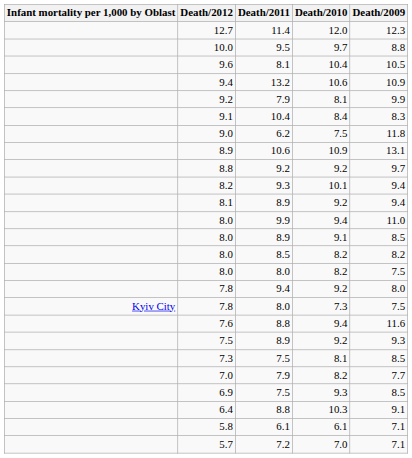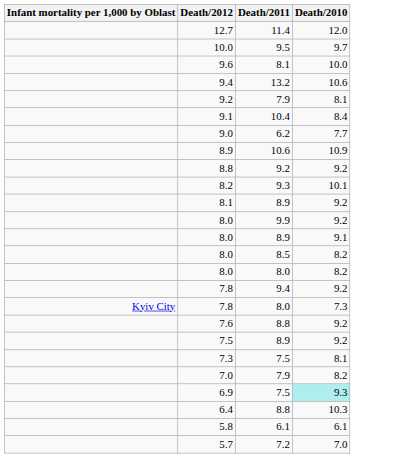- column: (379, 13)
(338, 64) 10.4 -> (338, 64) 10.0
(341, 133) 7.5 -> (341, 133) 7.7
(341, 220) 9.4 -> (341, 220) 9.2
(341, 323) 9.4 -> (341, 323) 9.2
(341, 392) no background -> (341, 392) paleturquoise background
